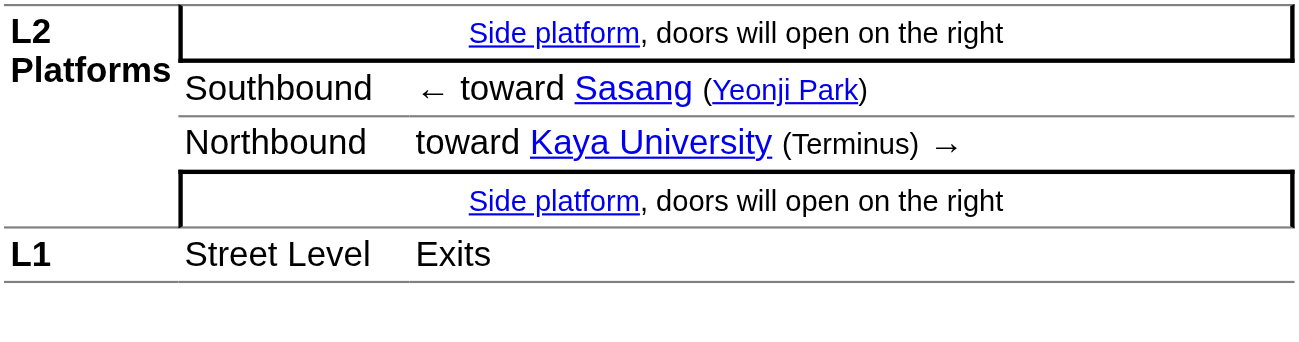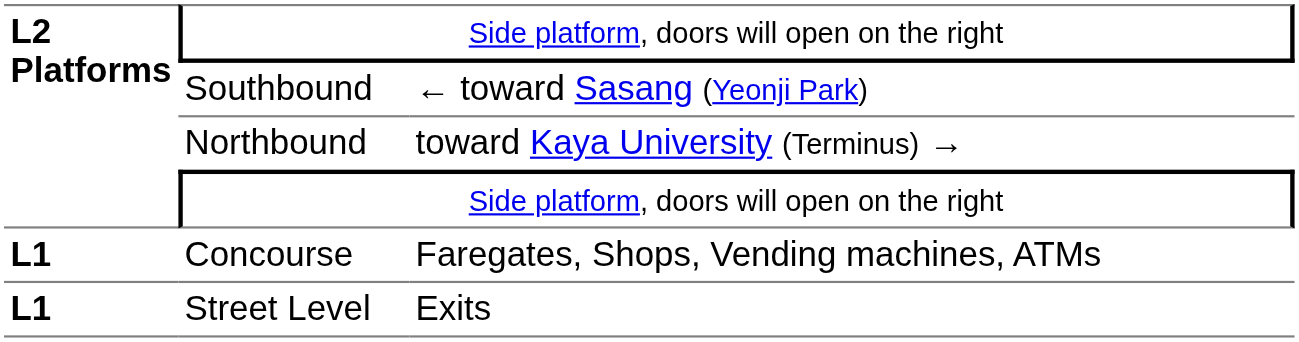+ row: (269, 254)
